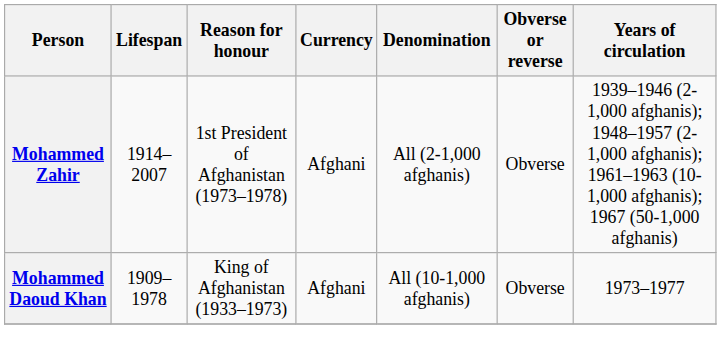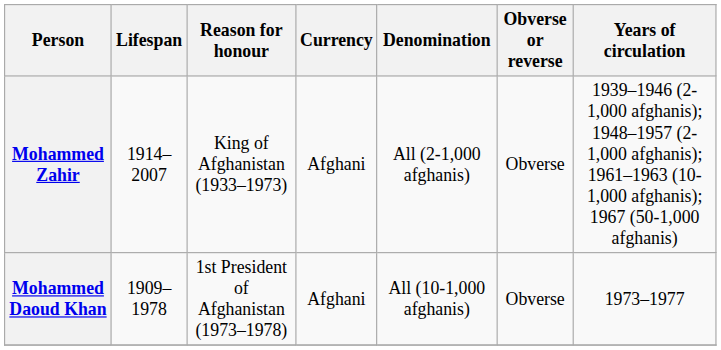(241, 164) 1st President of Afghanistan (1973–1978) -> (241, 164) King of Afghanistan (1933–1973)
(241, 288) King of Afghanistan (1933–1973) -> (241, 299) 1st President of Afghanistan (1973–1978)
